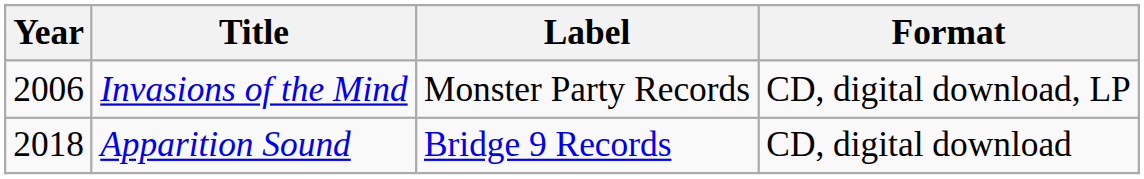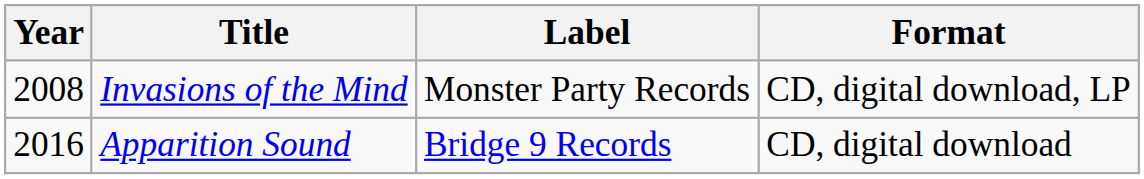(49, 88) 2006 -> (49, 88) 2008
(49, 144) 2018 -> (49, 144) 2016
